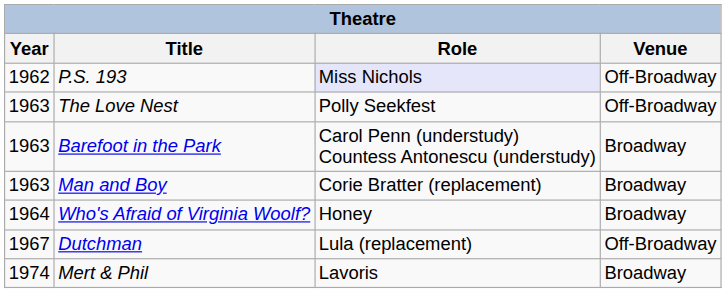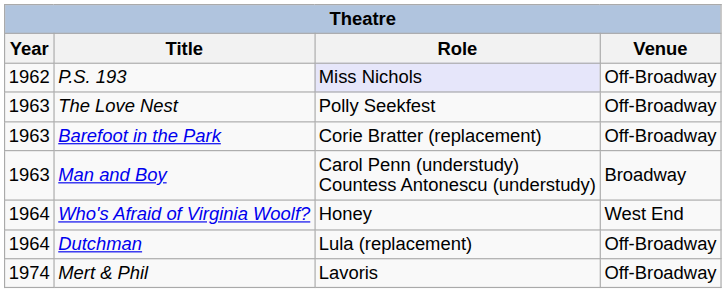(457, 146) Carol Penn (understudy) Countess Antonescu (understudy) -> (430, 135) Corie Bratter (replacement)
(645, 146) Broadway -> (660, 135) Off-Broadway
(430, 185) Corie Bratter (replacement) -> (457, 175) Carol Penn (understudy) Countess Antonescu (understudy)
(645, 214) Broadway -> (644, 214) West End
(29, 244) 1967 -> (29, 244) 1964
(645, 273) Broadway -> (660, 273) Off-Broadway
